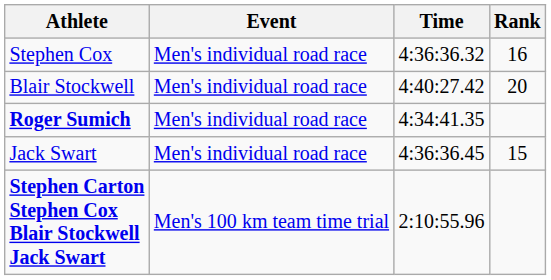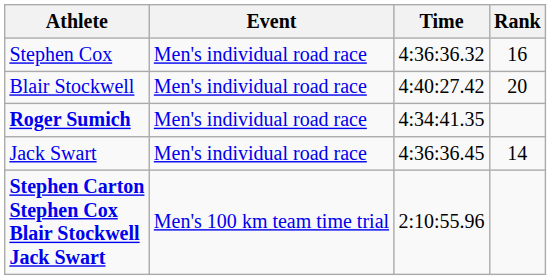(517, 153) 15 -> (517, 153) 14
